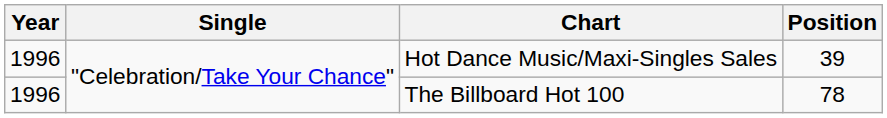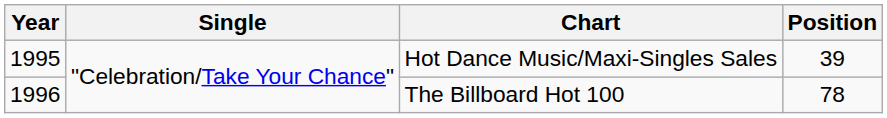(35, 58) 1996 -> (35, 58) 1995
